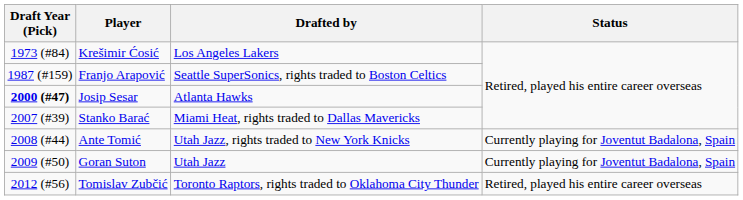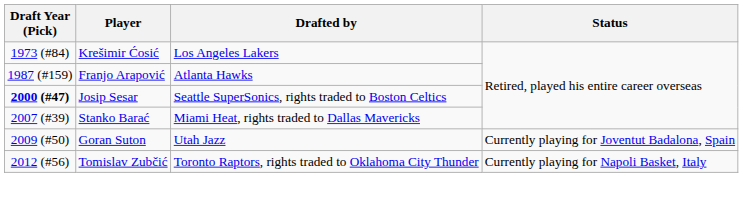(310, 74) Seattle SuperSonics, rights traded to Boston Celtics -> (213, 74) Atlanta Hawks
(213, 96) Atlanta Hawks -> (310, 96) Seattle SuperSonics, rights traded to Boston Celtics
- row: (110, 140)
(593, 183) Retired, played his entire career overseas -> (596, 162) Currently playing for Napoli Basket, Italy
